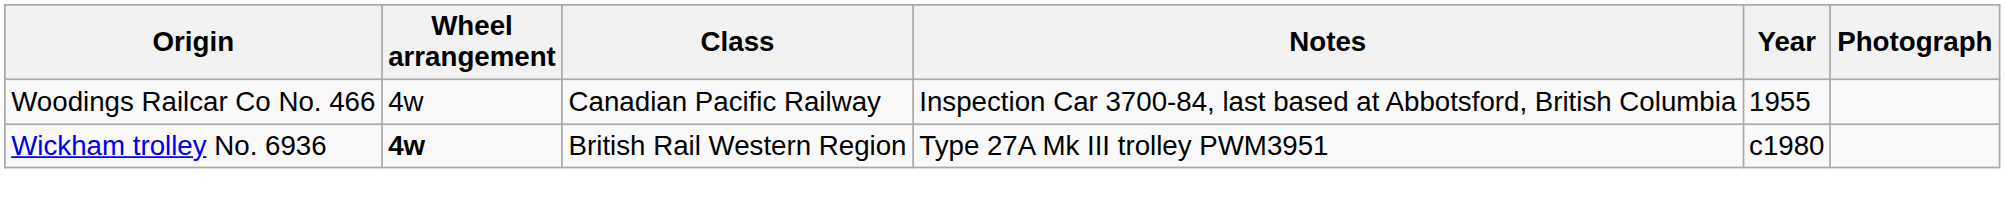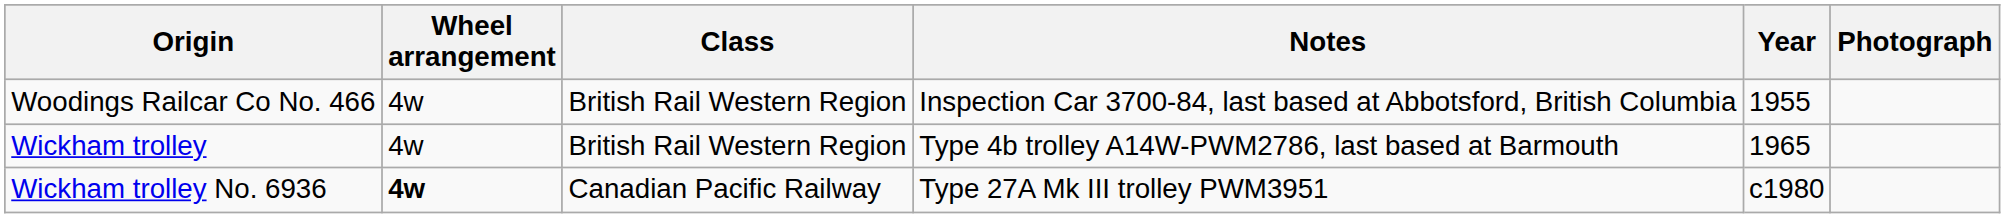(725, 101) Canadian Pacific Railway -> (738, 101) British Rail Western Region
+ row: (109, 145)
(738, 145) British Rail Western Region -> (725, 189) Canadian Pacific Railway
